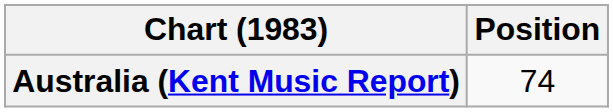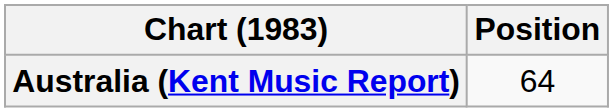(537, 80) 74 -> (537, 80) 64
